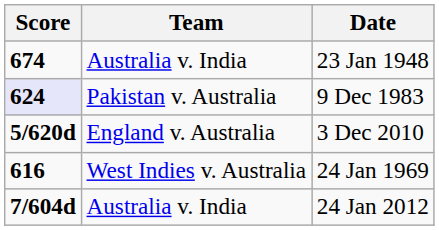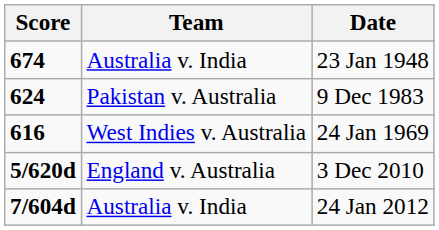(27, 96) lavender background -> (27, 96) no background
rows swapped: (370, 133) <-> (373, 170)
